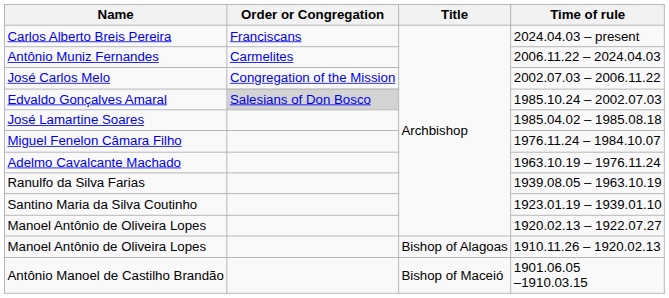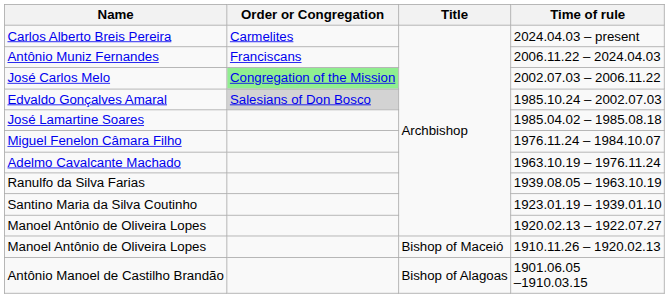(266, 36) Franciscans -> (262, 36) Carmelites
(262, 57) Carmelites -> (266, 57) Franciscans
(313, 78) no background -> (313, 78) lightgreen background
(455, 246) Bishop of Alagoas -> (452, 246) Bishop of Maceió
(452, 275) Bishop of Maceió -> (455, 275) Bishop of Alagoas
